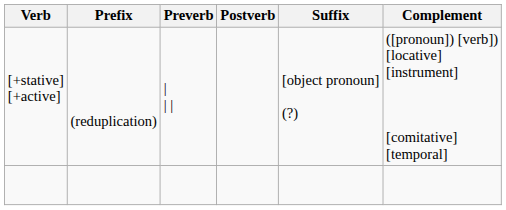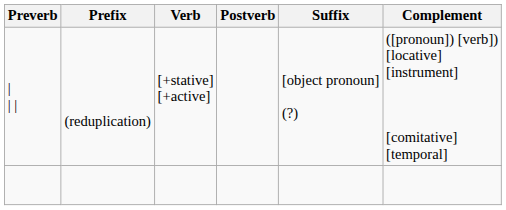columns swapped: (189, 16) <-> (36, 16)
